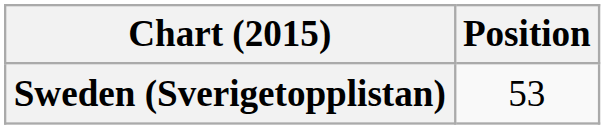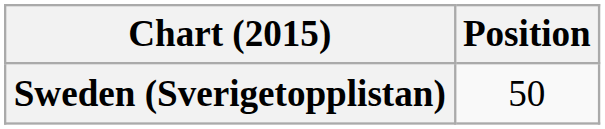(527, 92) 53 -> (527, 92) 50
